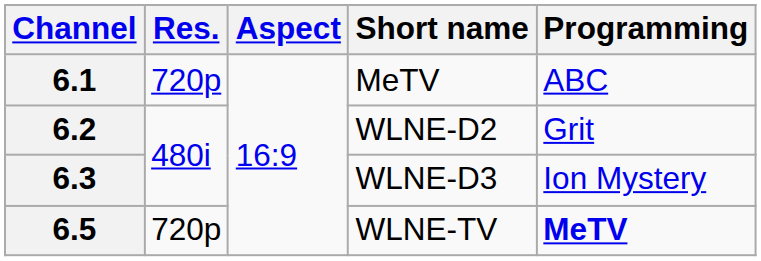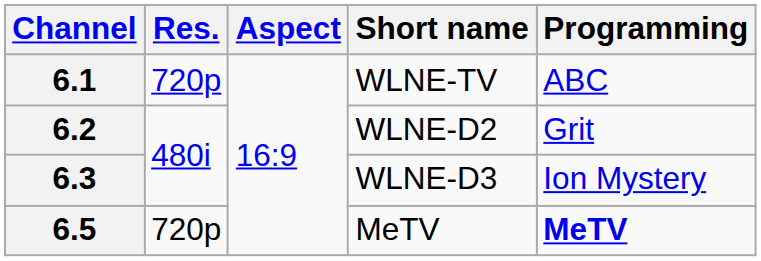(397, 79) MeTV -> (426, 79) WLNE-TV
(426, 229) WLNE-TV -> (397, 229) MeTV
